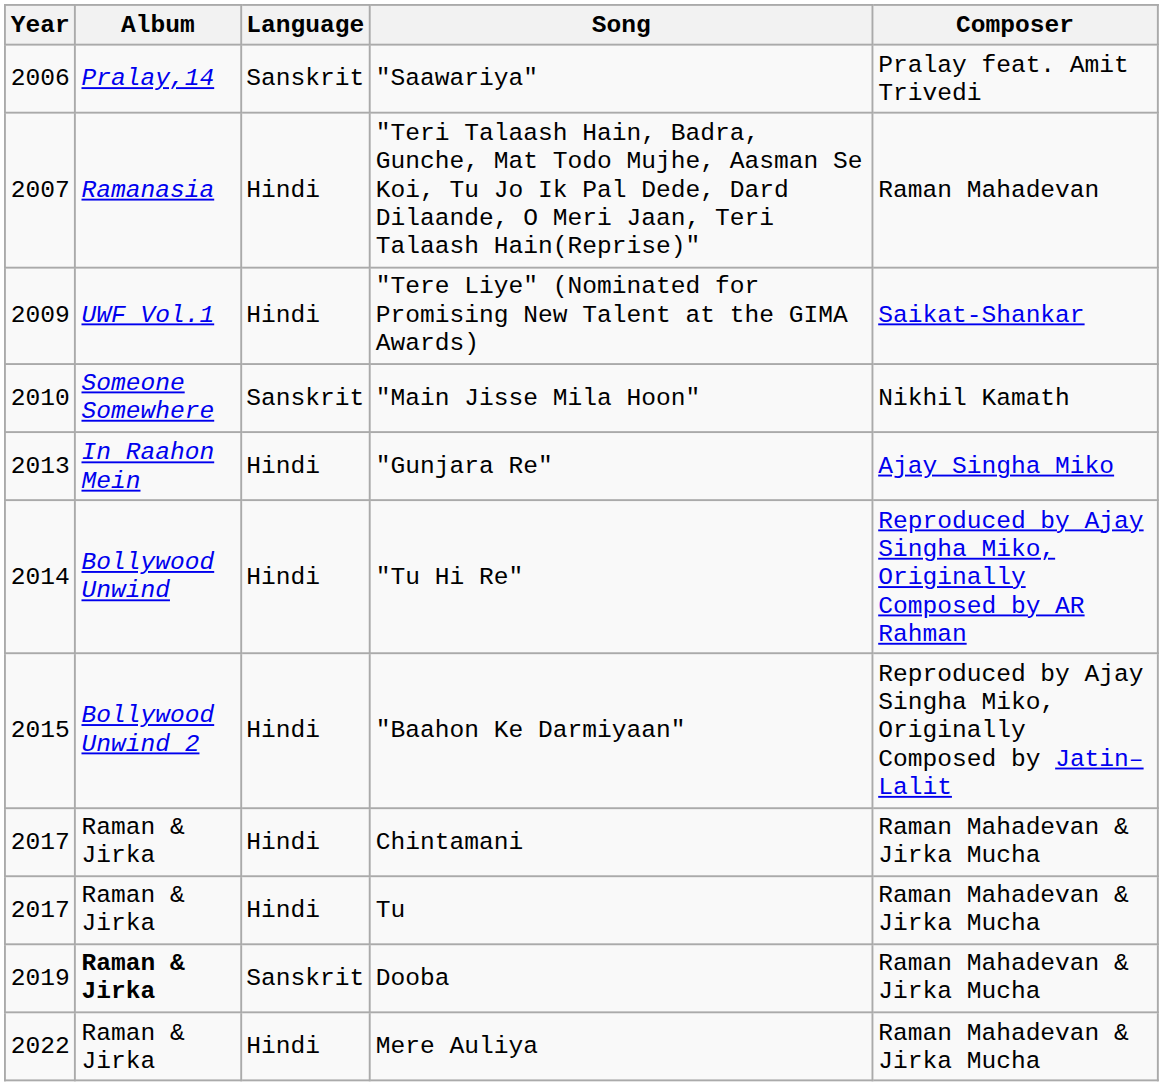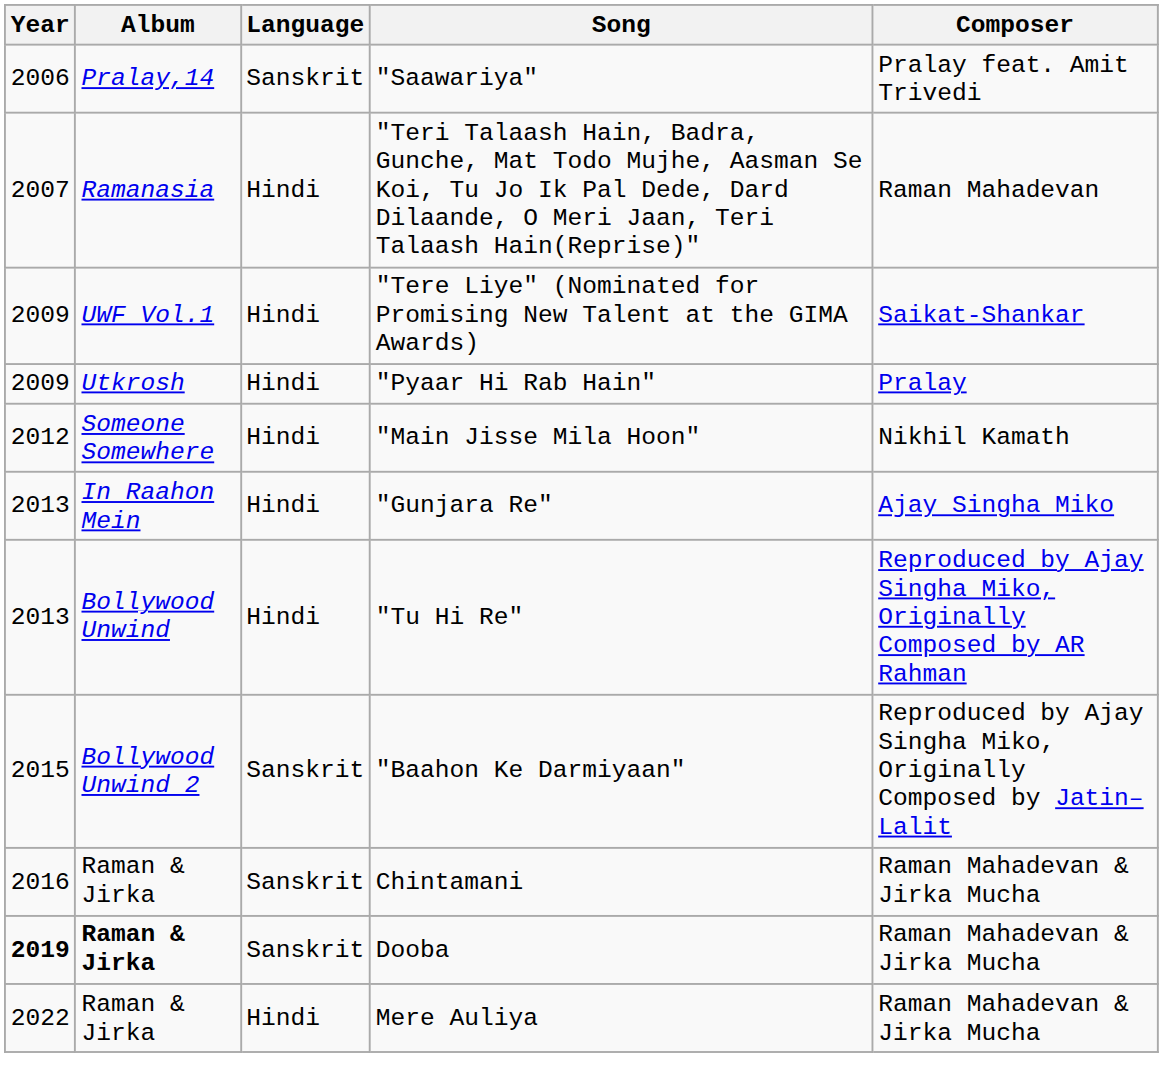+ row: (516, 384)
(40, 398) 2010 -> (40, 438) 2012
(305, 398) Sanskrit -> (283, 438) Hindi
(40, 577) 2014 -> (40, 617) 2013
(283, 731) Hindi -> (305, 771) Sanskrit
(40, 841) 2017 -> (40, 881) 2016
(283, 841) Hindi -> (305, 881) Sanskrit
- row: (391, 910)
(40, 978) normal -> (40, 950) bold
